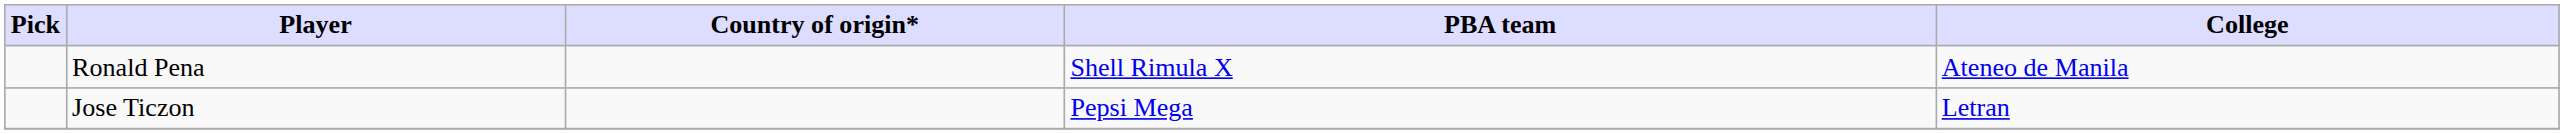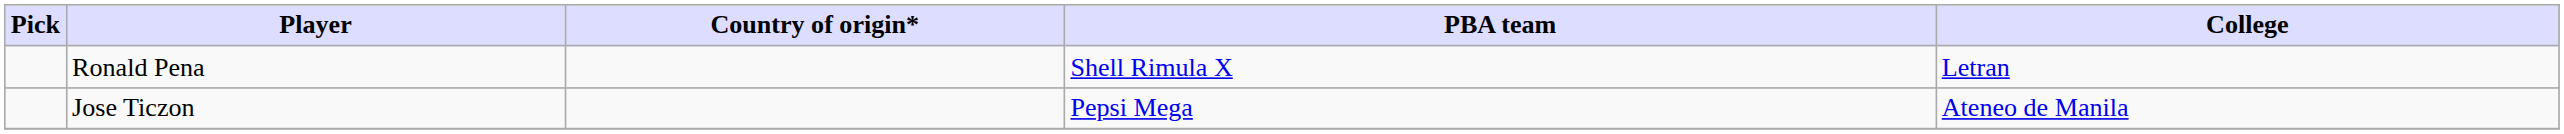(2035, 66) Ateneo de Manila -> (1976, 66) Letran
(1976, 107) Letran -> (2035, 107) Ateneo de Manila
